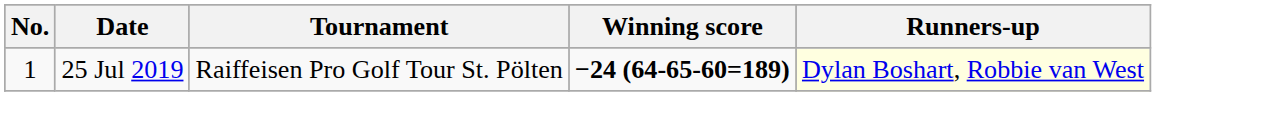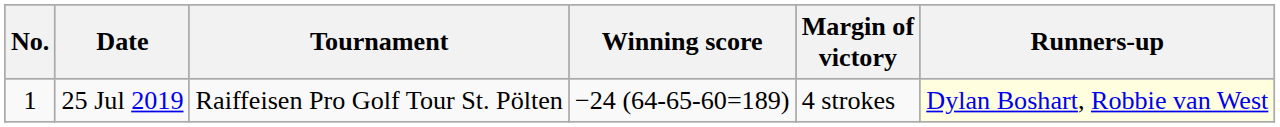+ column: (858, 41)
(682, 69) bold -> (682, 100) normal
